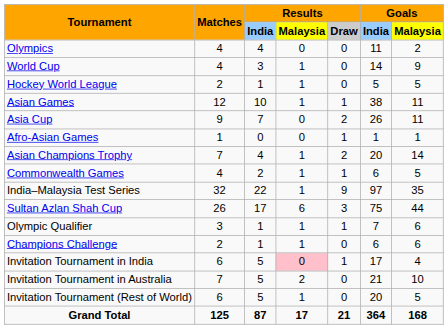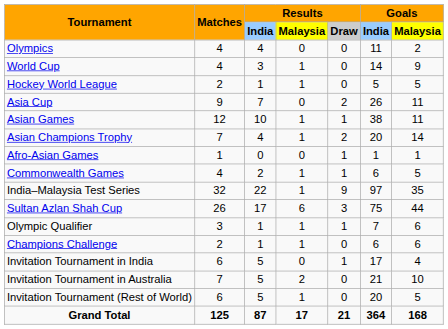rows swapped: (41, 102) <-> (30, 119)
rows swapped: (69, 155) <-> (53, 137)
(302, 262) pink background -> (302, 262) no background
